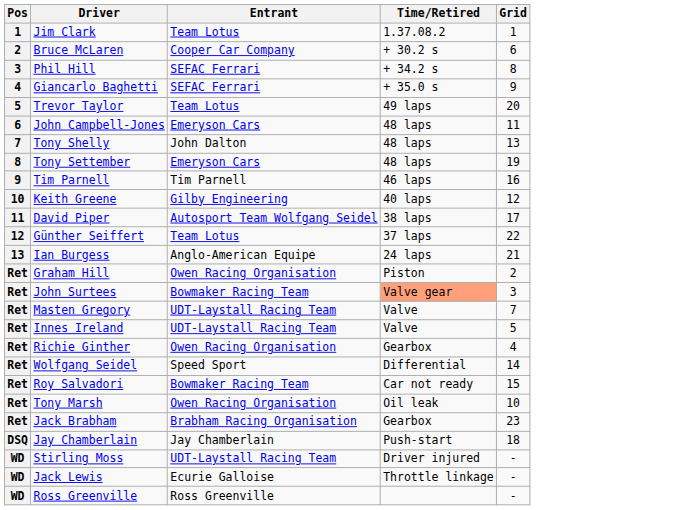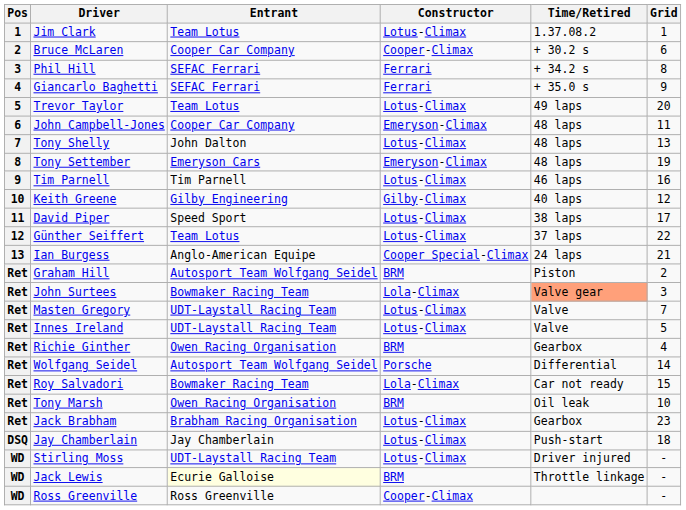+ column: (456, 14)
(215, 125) Emeryson Cars -> (233, 125) Cooper Car Company
(274, 218) Autosport Team Wolfgang Seidel -> (208, 218) Speed Sport
(253, 274) Owen Racing Organisation -> (274, 274) Autosport Team Wolfgang Seidel
(208, 366) Speed Sport -> (274, 366) Autosport Team Wolfgang Seidel
(222, 478) no background -> (222, 478) lightyellow background
